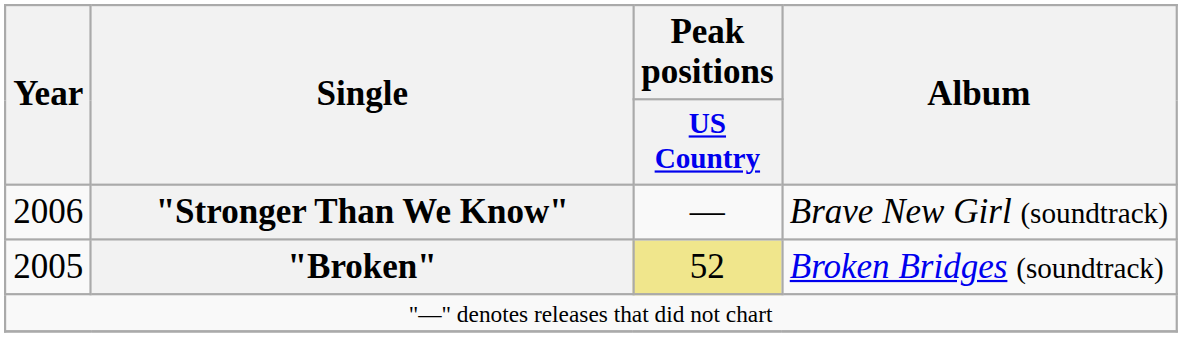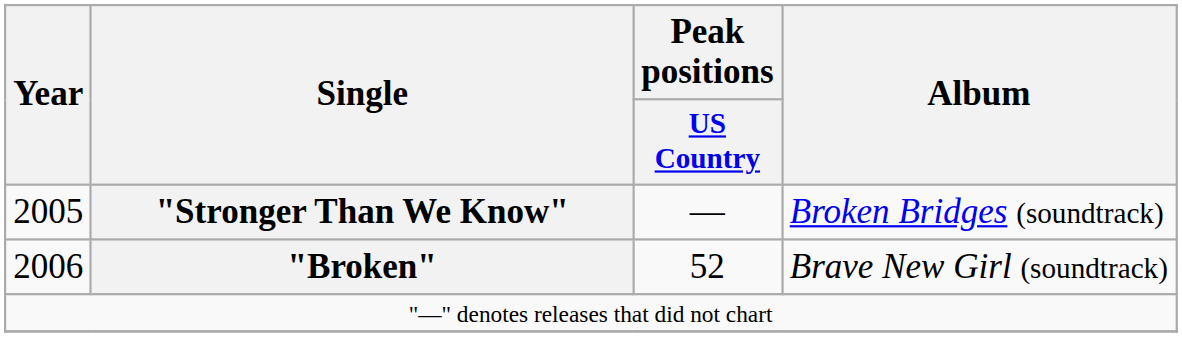(48, 211) 2006 -> (48, 211) 2005
(979, 211) Brave New Girl (soundtrack) -> (977, 211) Broken Bridges (soundtrack)
(48, 266) 2005 -> (48, 266) 2006
(707, 266) khaki background -> (707, 266) no background
(977, 266) Broken Bridges (soundtrack) -> (979, 266) Brave New Girl (soundtrack)
